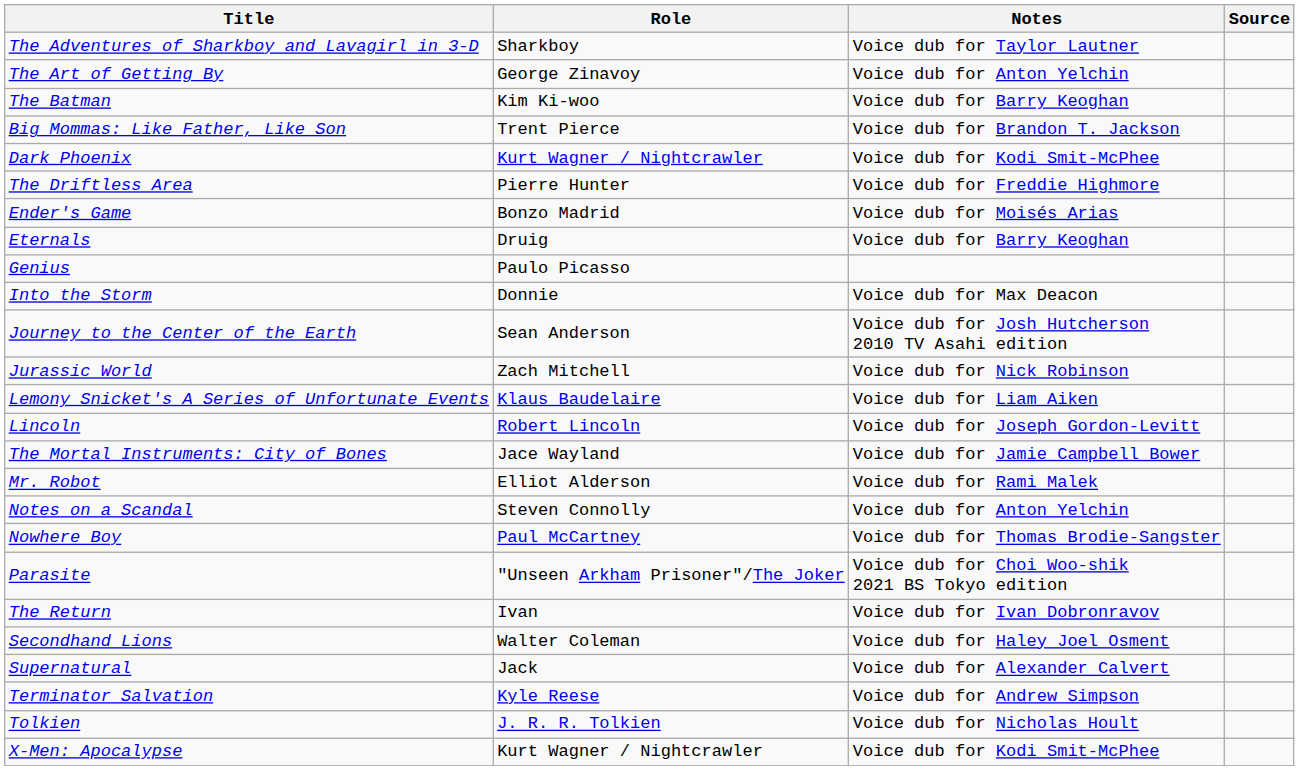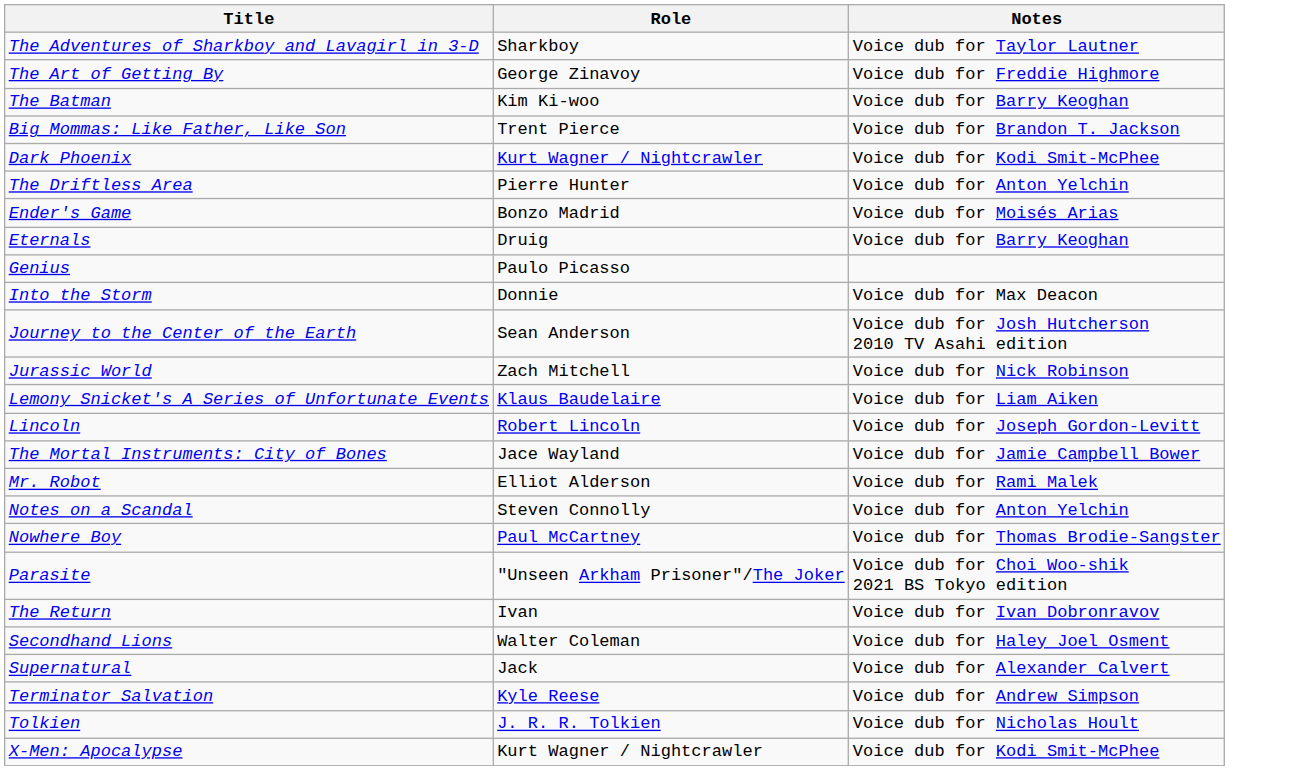- column: (1259, 19)
(991, 74) Voice dub for Anton Yelchin -> (1006, 74) Voice dub for Freddie Highmore
(1006, 185) Voice dub for Freddie Highmore -> (991, 185) Voice dub for Anton Yelchin
